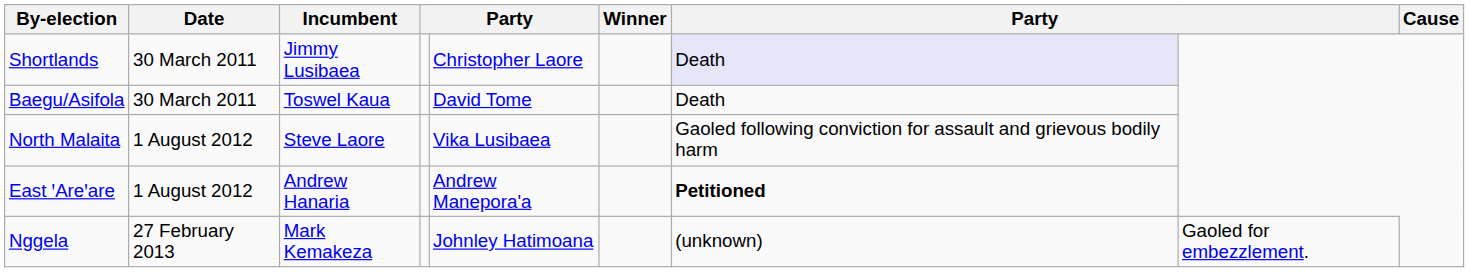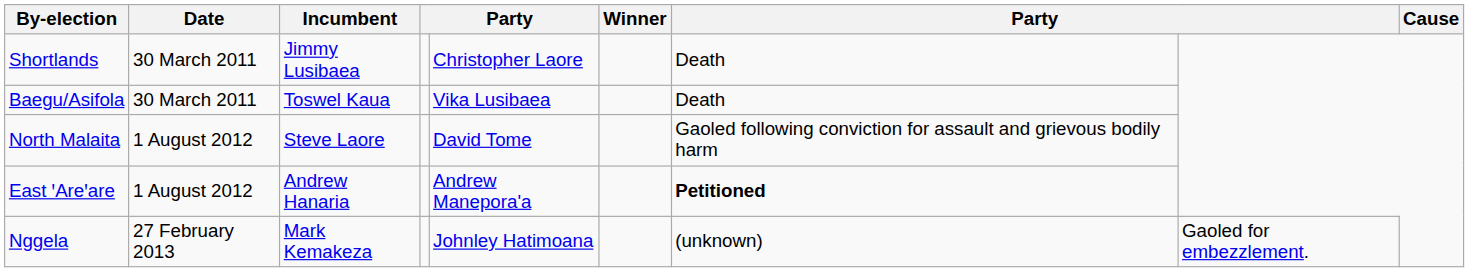(700, 59) lavender background -> (700, 59) no background
(482, 99) David Tome -> (492, 99) Vika Lusibaea
(492, 140) Vika Lusibaea -> (482, 140) David Tome
